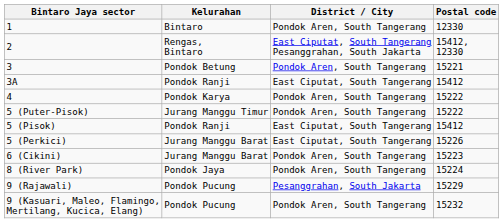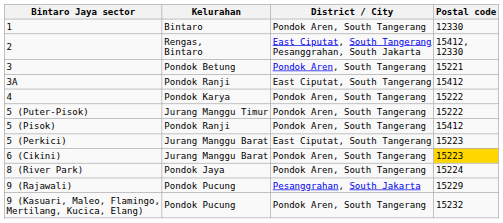(352, 126) East Ciputat, South Tangerang -> (349, 126) Pondok Aren, South Tangerang
(450, 141) 15226 -> (450, 141) 15223
(450, 156) no background -> (450, 156) gold background
